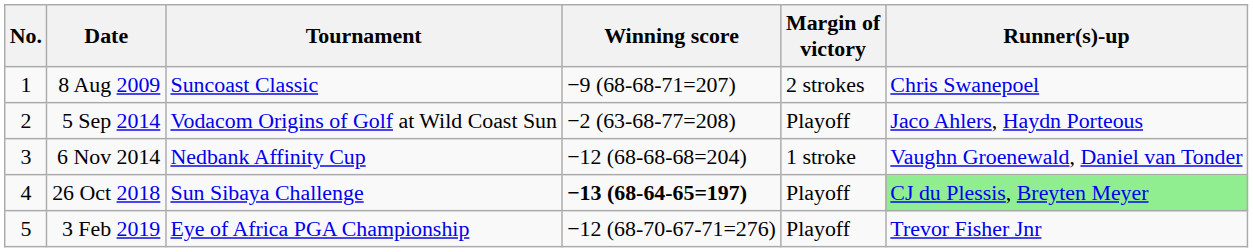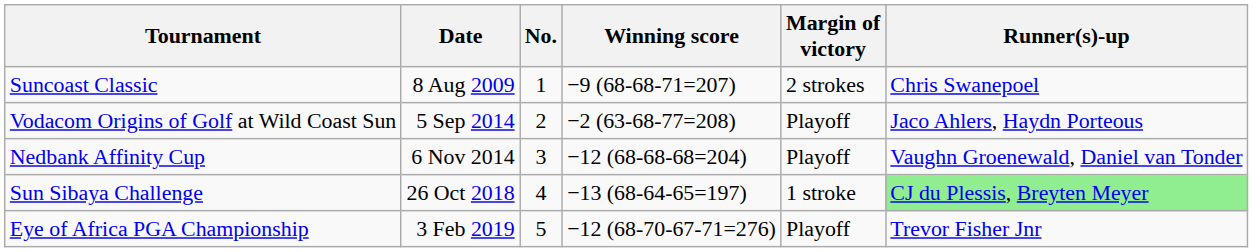columns swapped: (26, 35) <-> (364, 35)
(821, 156) 1 stroke -> (818, 156) Playoff
(657, 193) bold -> (657, 193) normal
(818, 193) Playoff -> (821, 193) 1 stroke
